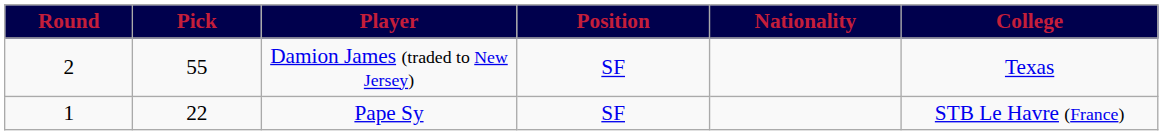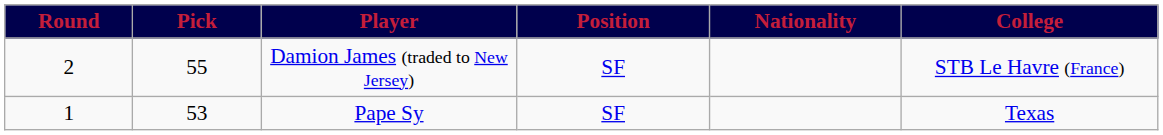(1030, 67) Texas -> (1030, 67) STB Le Havre (France)
(197, 112) 22 -> (197, 112) 53
(1030, 112) STB Le Havre (France) -> (1030, 112) Texas
